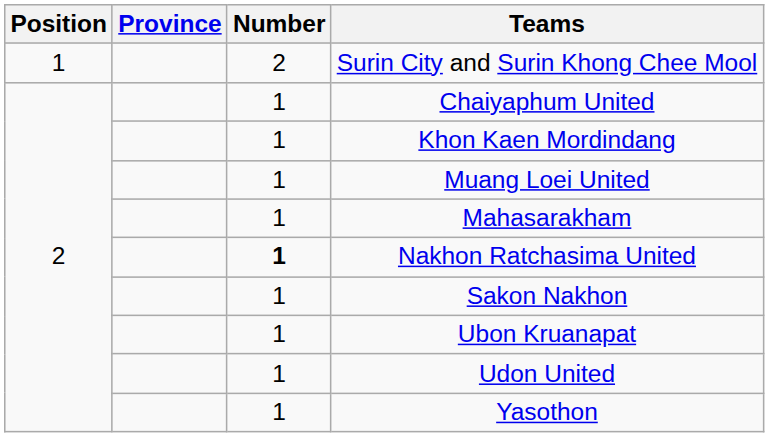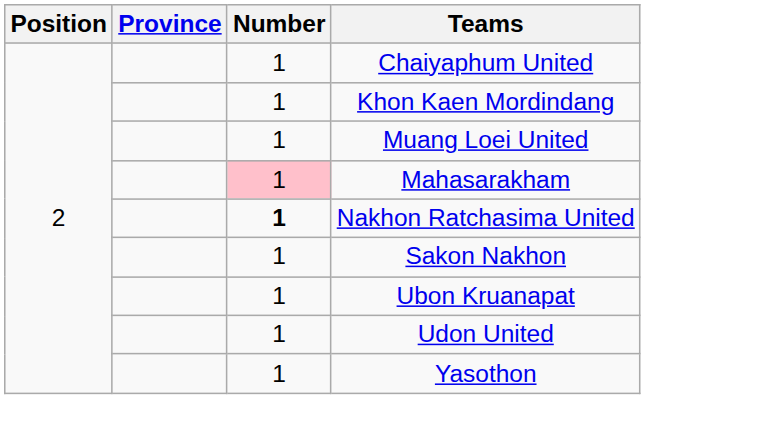- row: (547, 62)
(279, 218) no background -> (279, 179) pink background
